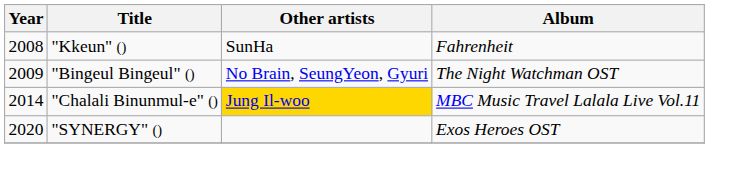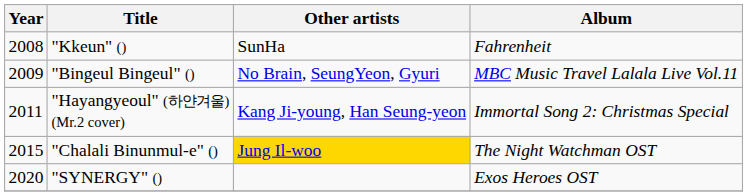(527, 73) The Night Watchman OST -> (606, 73) MBC Music Travel Lalala Live Vol.11
+ row: (140, 111)
(26, 101) 2014 -> (26, 149) 2015
(568, 101) MBC Music Travel Lalala Live Vol.11 -> (565, 149) The Night Watchman OST
